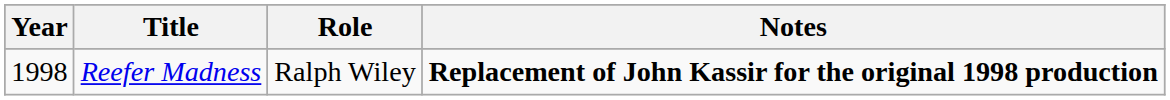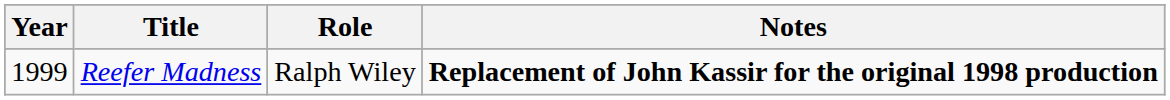(40, 71) 1998 -> (40, 71) 1999
